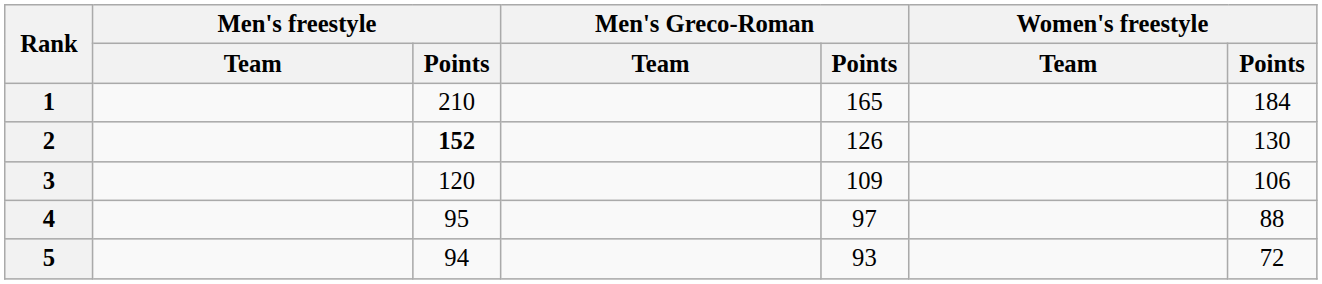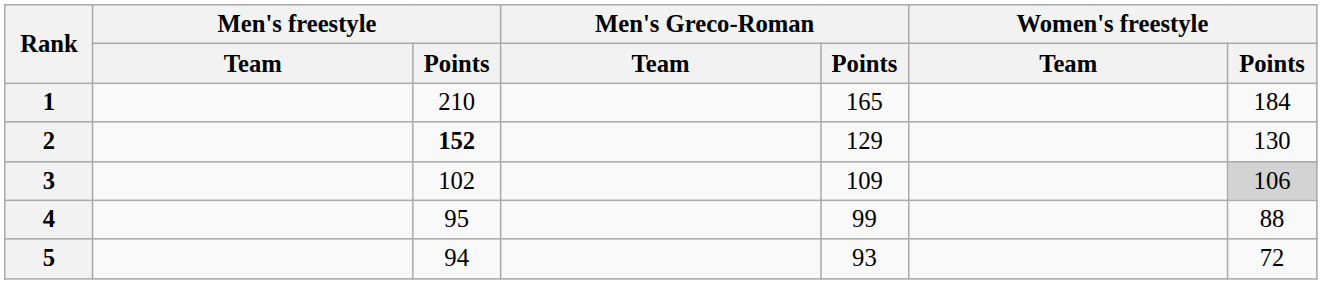(864, 141) 126 -> (864, 141) 129
(457, 180) 120 -> (457, 180) 102
(1272, 180) no background -> (1272, 180) lightgrey background
(864, 219) 97 -> (864, 219) 99
